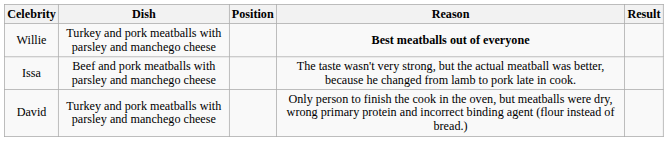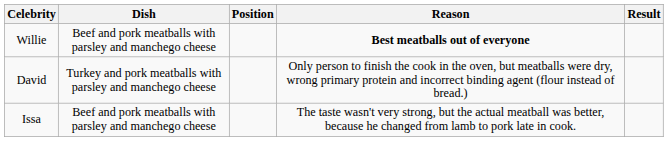(144, 40) Turkey and pork meatballs with parsley and manchego cheese -> (144, 40) Beef and pork meatballs with parsley and manchego cheese
rows swapped: (31, 73) <-> (31, 113)
